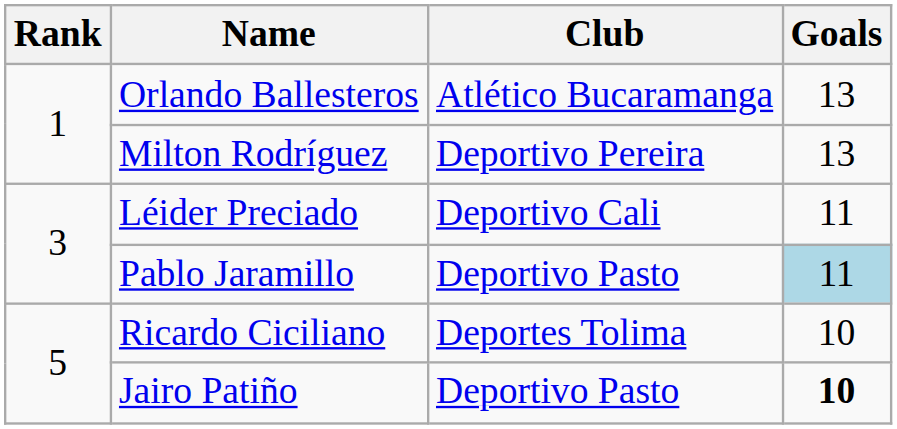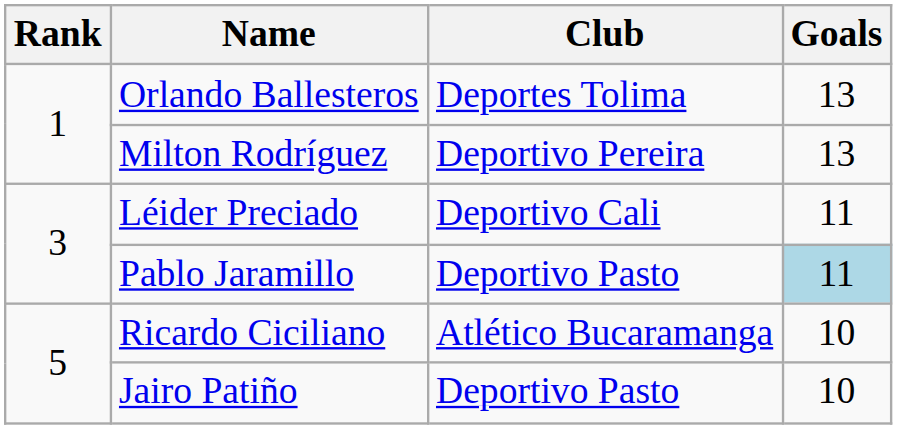(605, 93) Atlético Bucaramanga -> (561, 93) Deportes Tolima
(561, 332) Deportes Tolima -> (605, 332) Atlético Bucaramanga
(837, 392) bold -> (837, 392) normal
